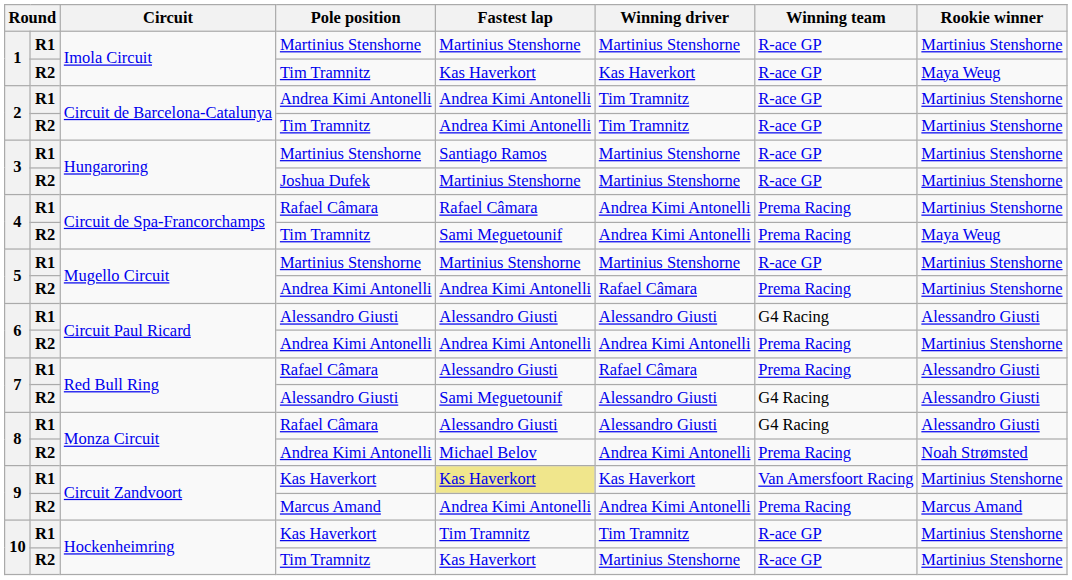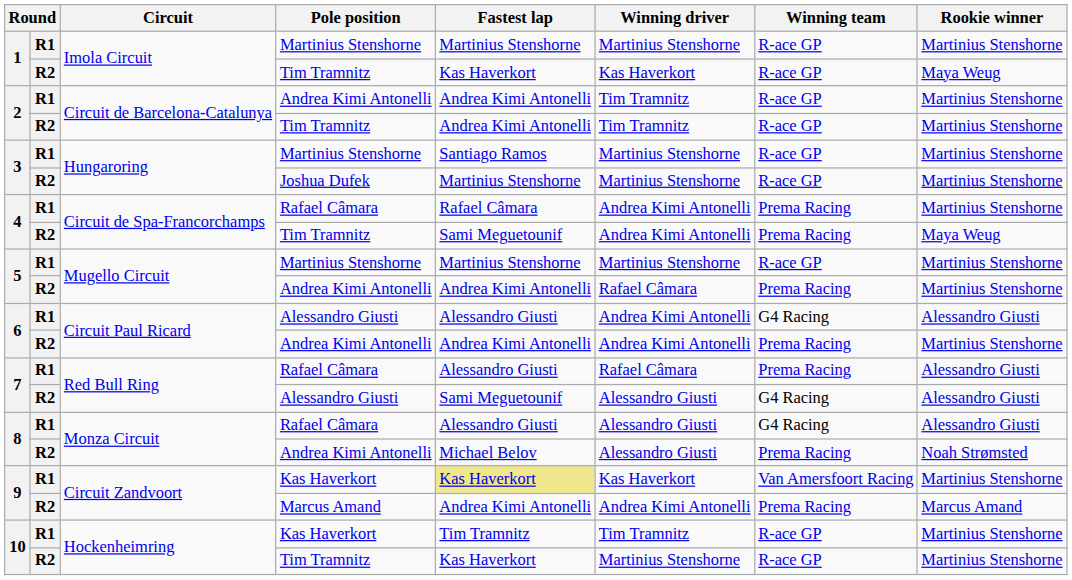(658, 316) Alessandro Giusti -> (675, 316) Andrea Kimi Antonelli
(675, 452) Andrea Kimi Antonelli -> (658, 452) Alessandro Giusti
